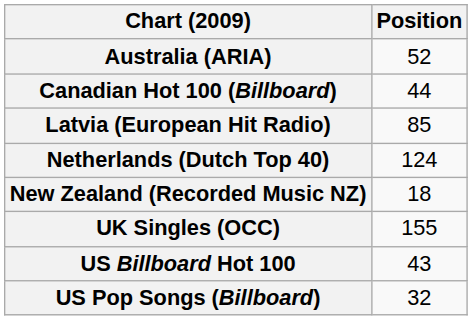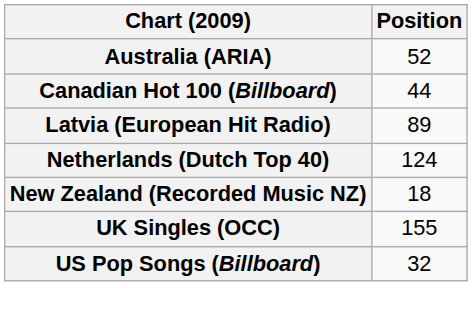(419, 125) 85 -> (419, 125) 89
- row: (188, 263)
